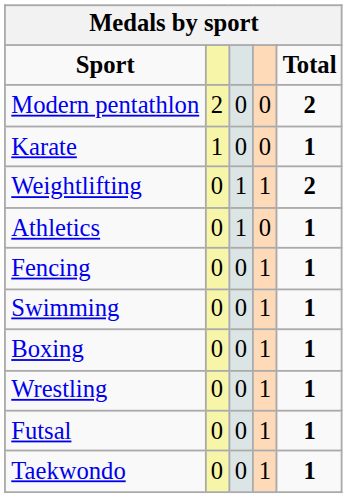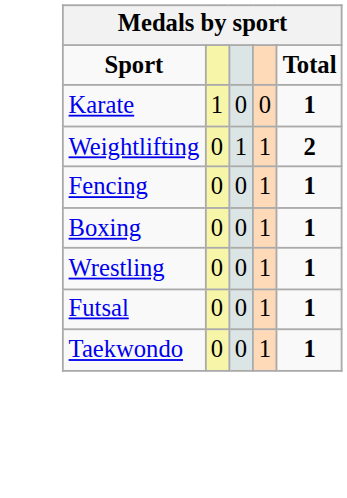- row: (105, 105)
- row: (56, 227)
- row: (65, 308)
